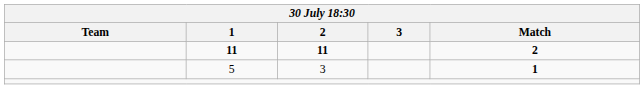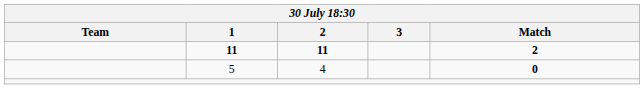(323, 69) 3 -> (323, 69) 4
(535, 69) 1 -> (535, 69) 0
